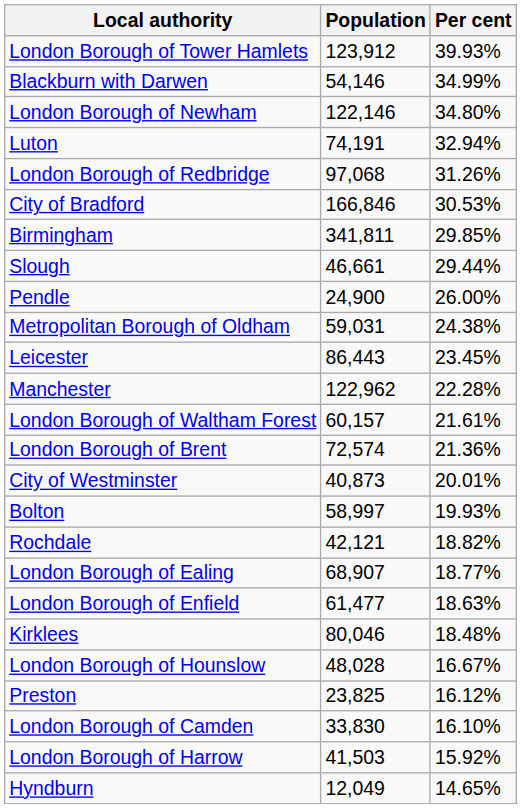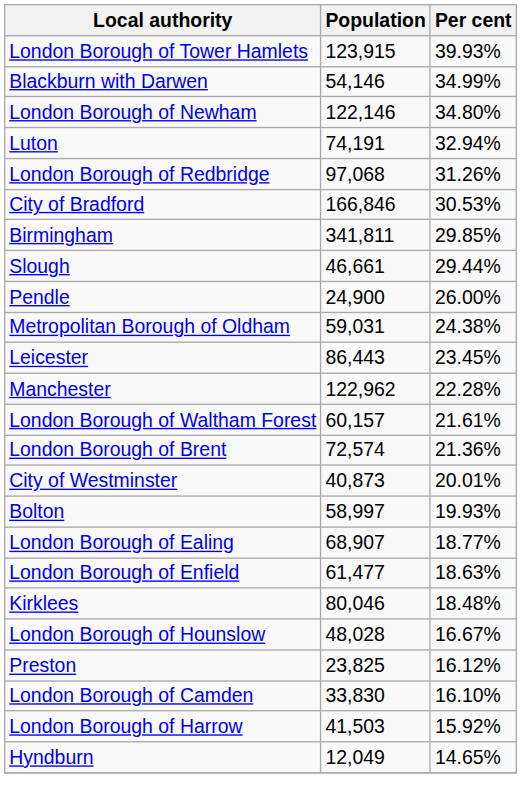(361, 51) 123,912 -> (361, 51) 123,915
- row: (50, 543)
